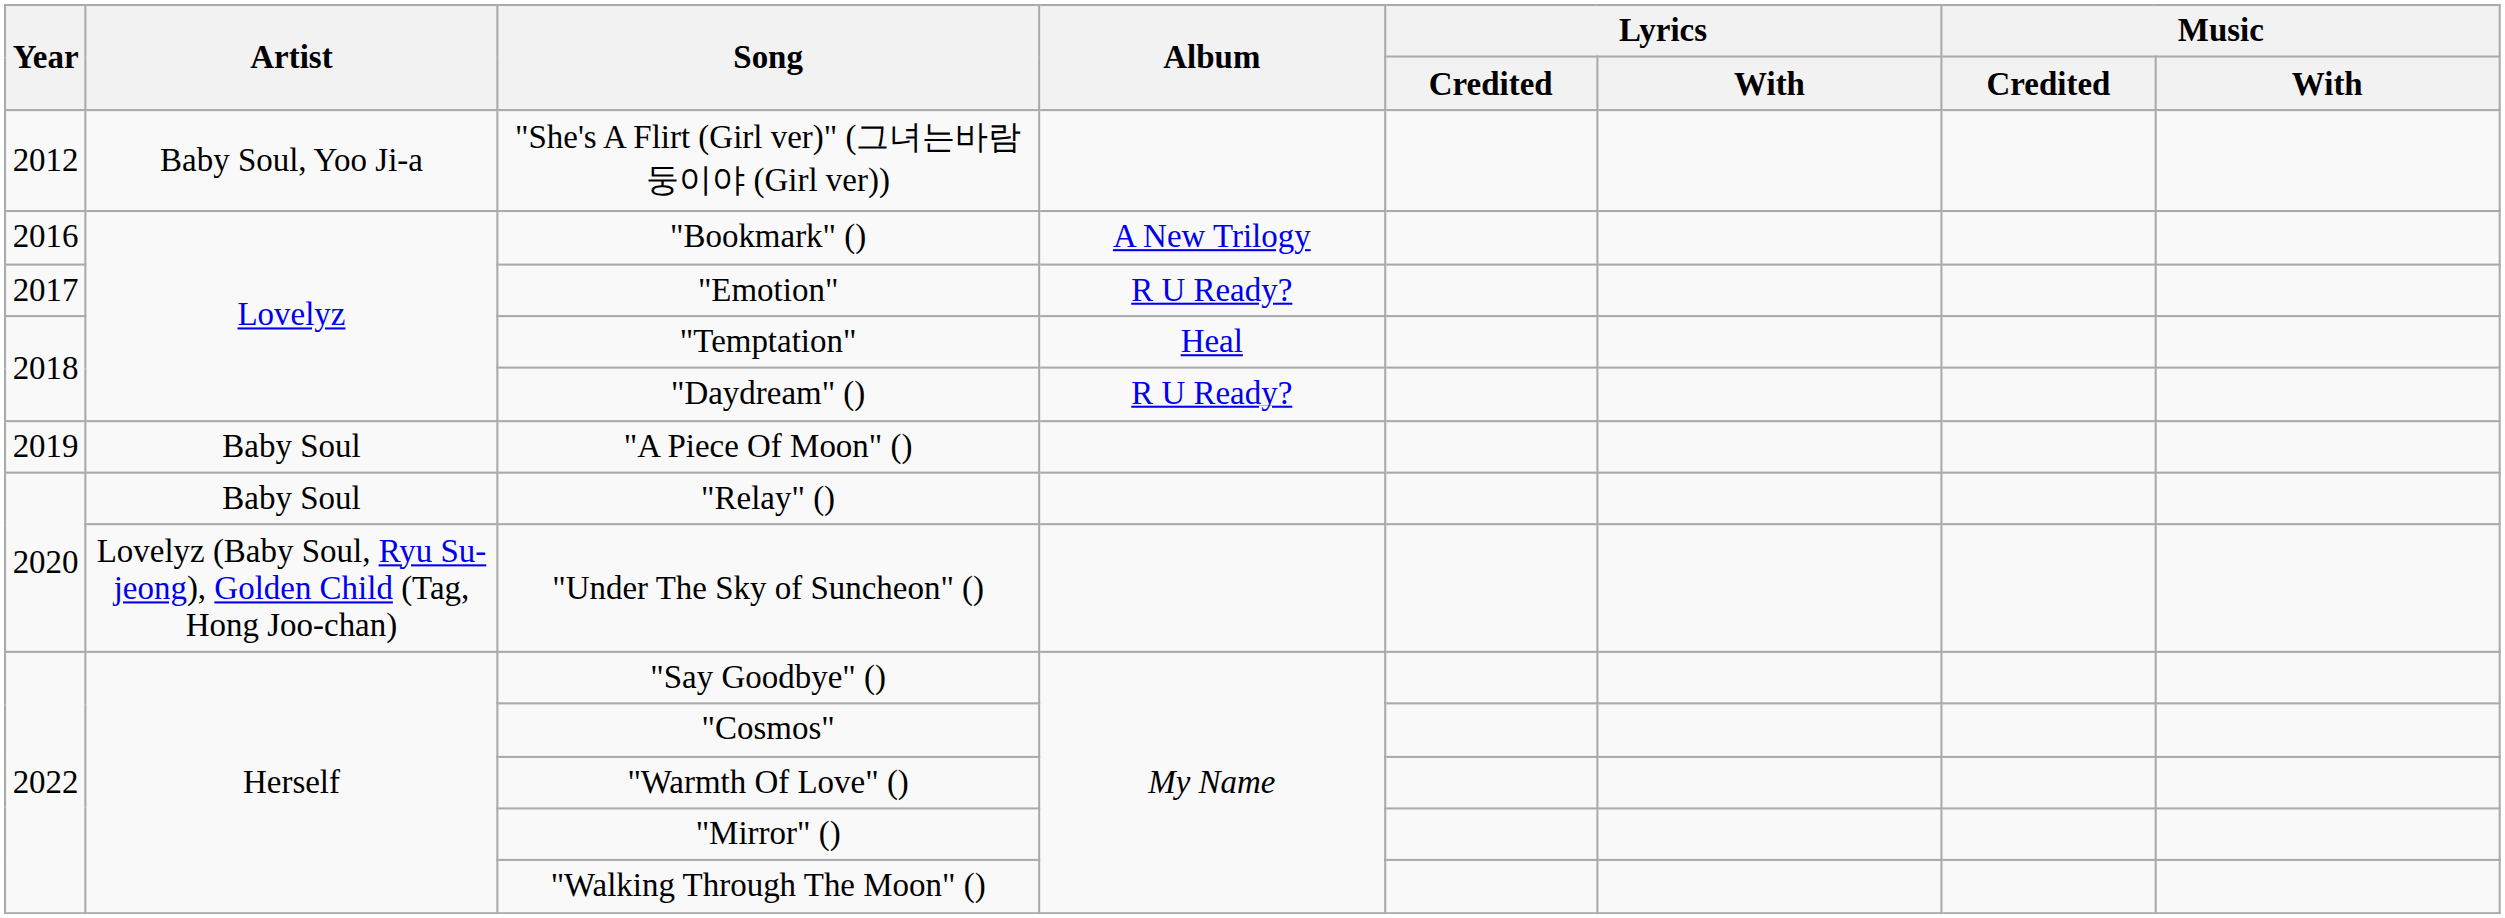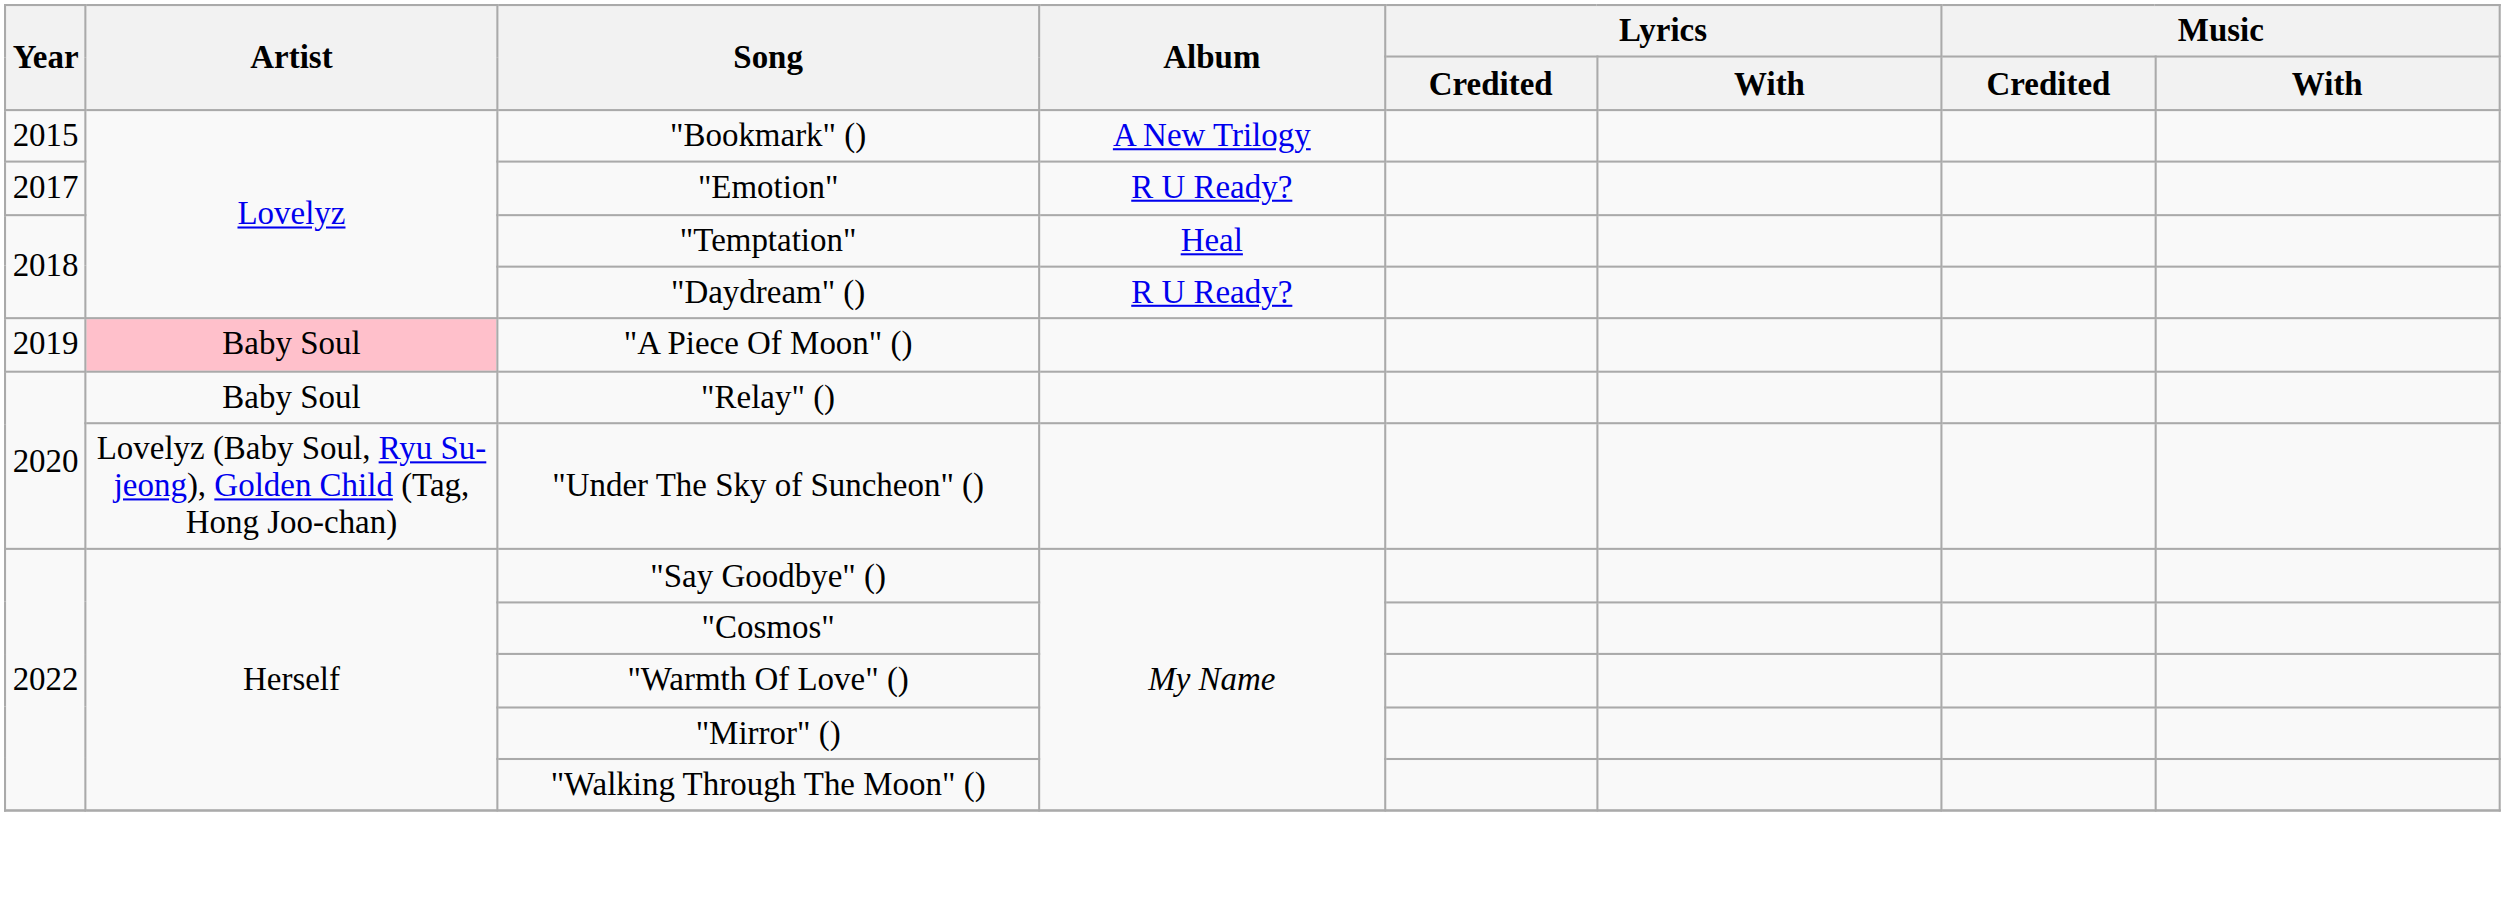- row: (768, 158)
(46, 236) 2016 -> (46, 135) 2015
(291, 445) no background -> (291, 344) pink background
